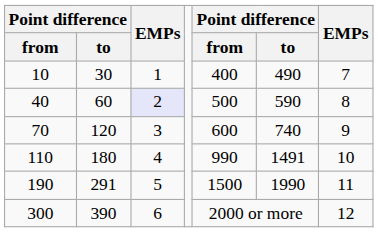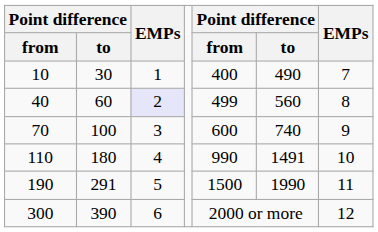(225, 102) 500 -> (225, 102) 499
(288, 102) 590 -> (288, 102) 560
(103, 129) 120 -> (103, 129) 100
